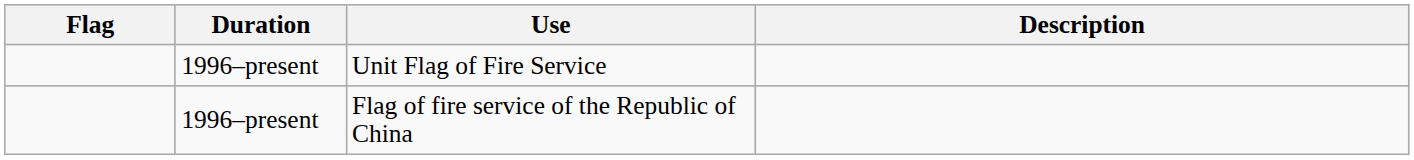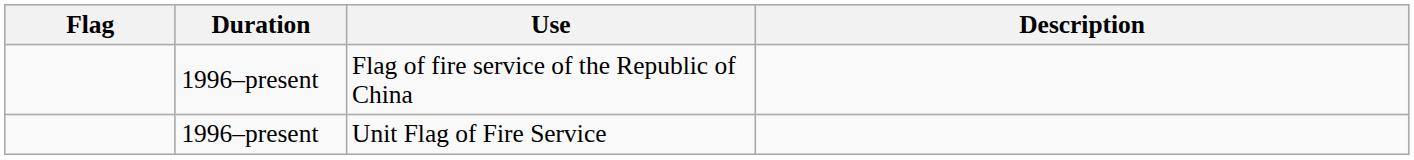rows swapped: (544, 119) <-> (479, 65)
